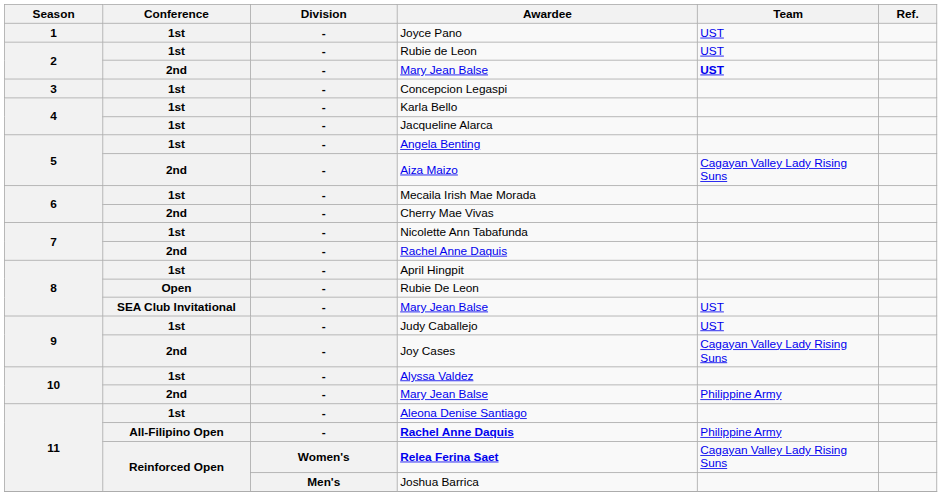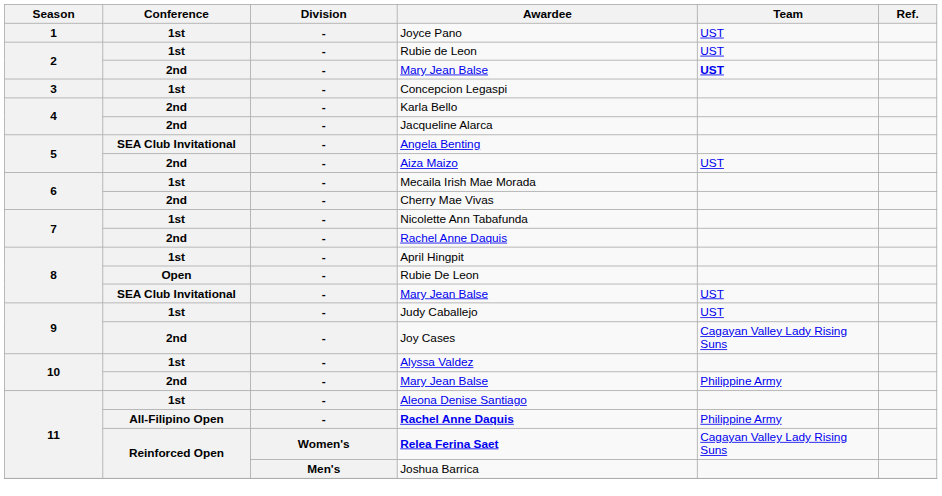(176, 107) 1st -> (176, 107) 2nd
(176, 126) 1st -> (176, 126) 2nd
(176, 145) 1st -> (176, 145) SEA Club Invitational
(774, 170) Cagayan Valley Lady Rising Suns -> (712, 163) UST
